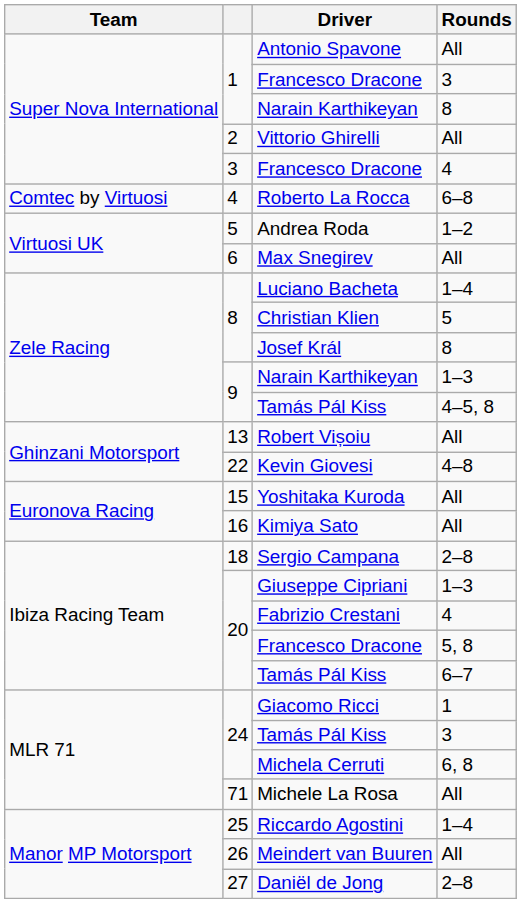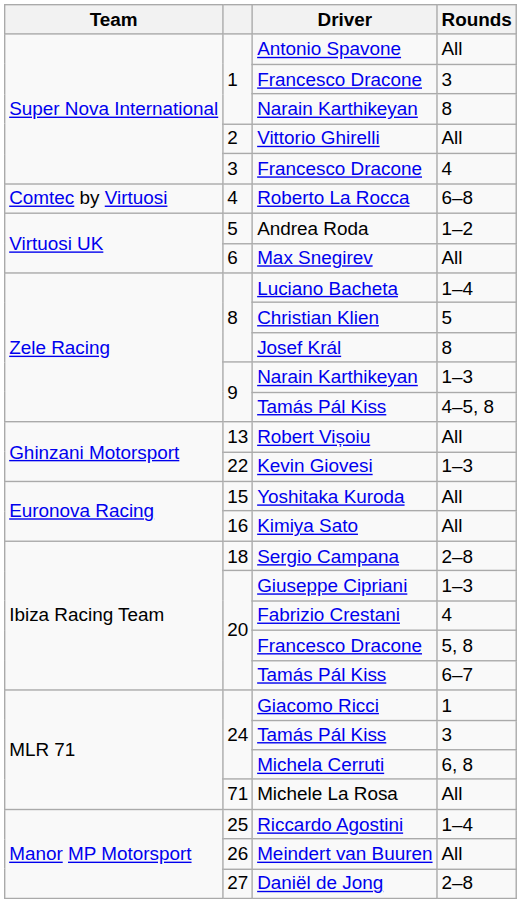(457, 466) 4–8 -> (457, 466) 1–3
